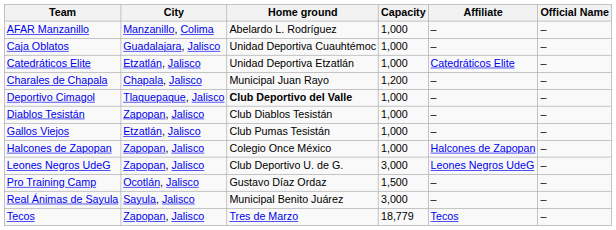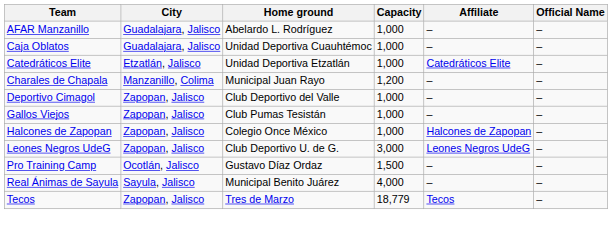(168, 30) Manzanillo, Colima -> (172, 30) Guadalajara, Jalisco
(163, 81) Chapala, Jalisco -> (168, 81) Manzanillo, Colima
(174, 98) Tlaquepaque, Jalisco -> (164, 98) Zapopan, Jalisco
(291, 98) bold -> (282, 98) normal
- row: (46, 115)
(162, 132) Etzatlán, Jalisco -> (164, 115) Zapopan, Jalisco
(394, 200) 3,000 -> (390, 183) 4,000
